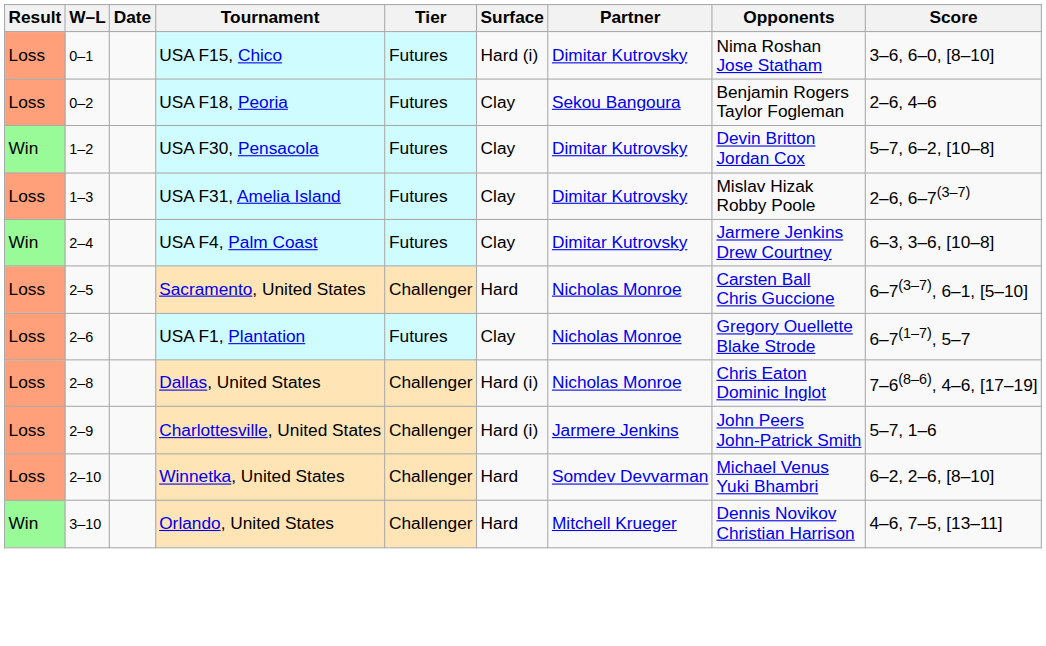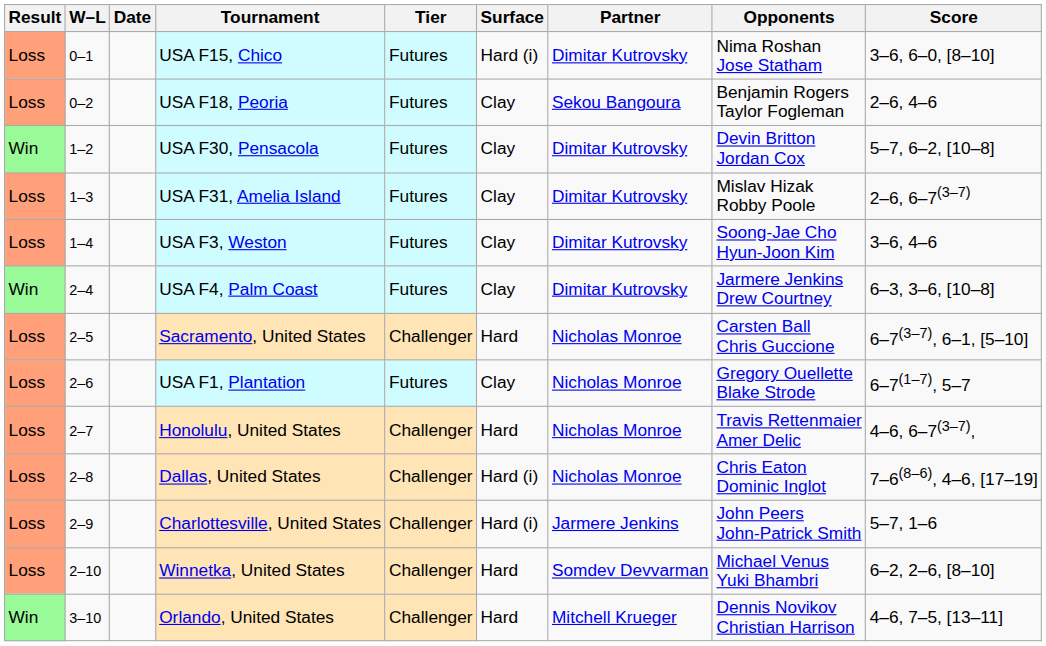+ row: (223, 242)
+ row: (250, 430)
